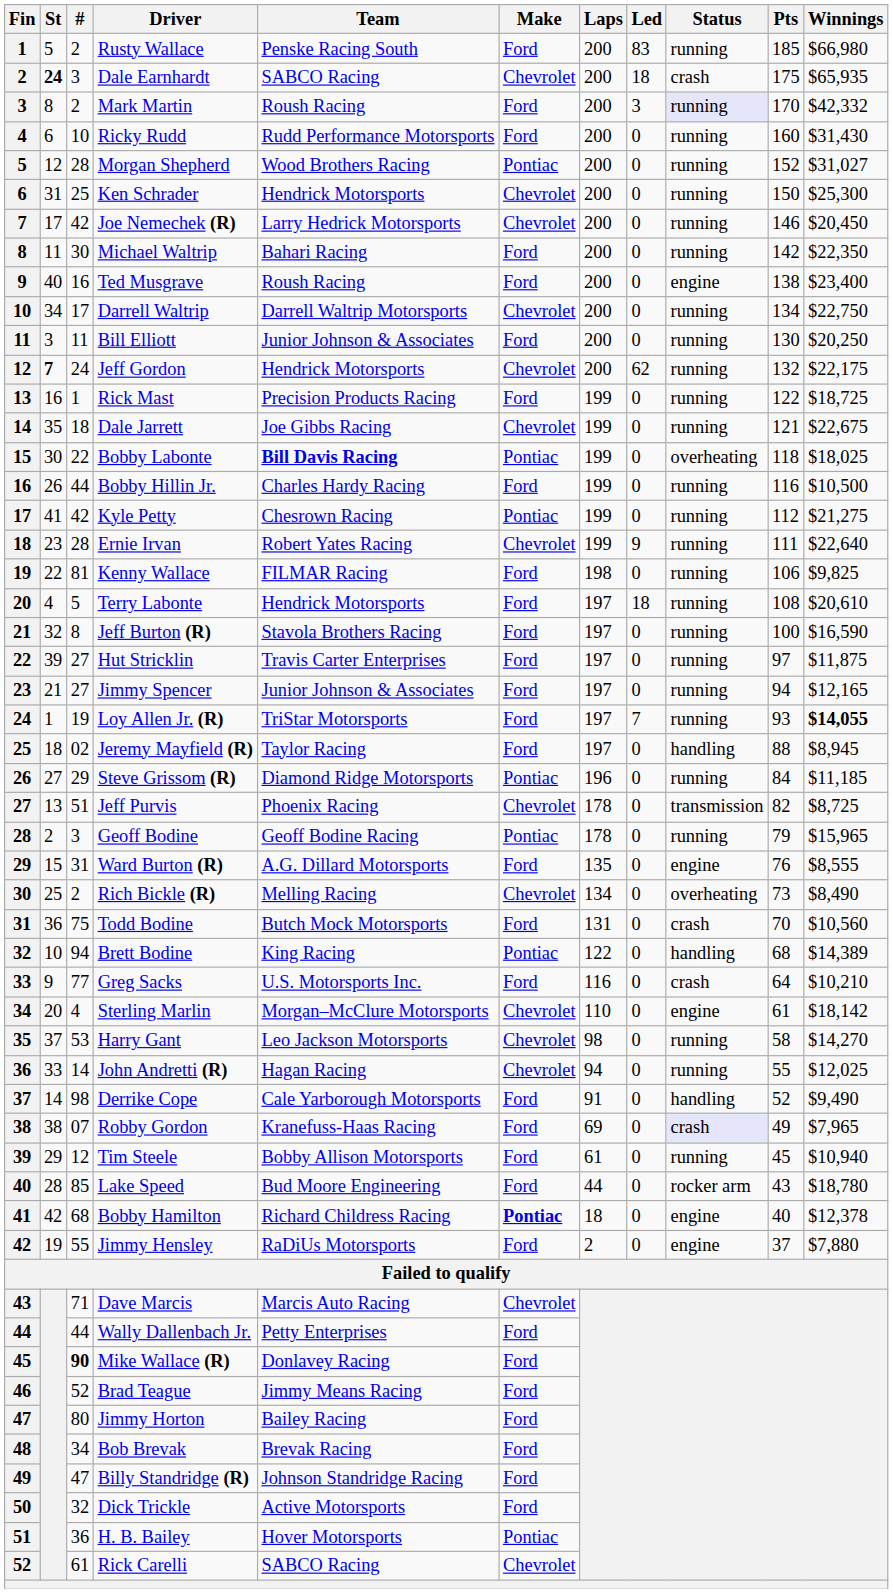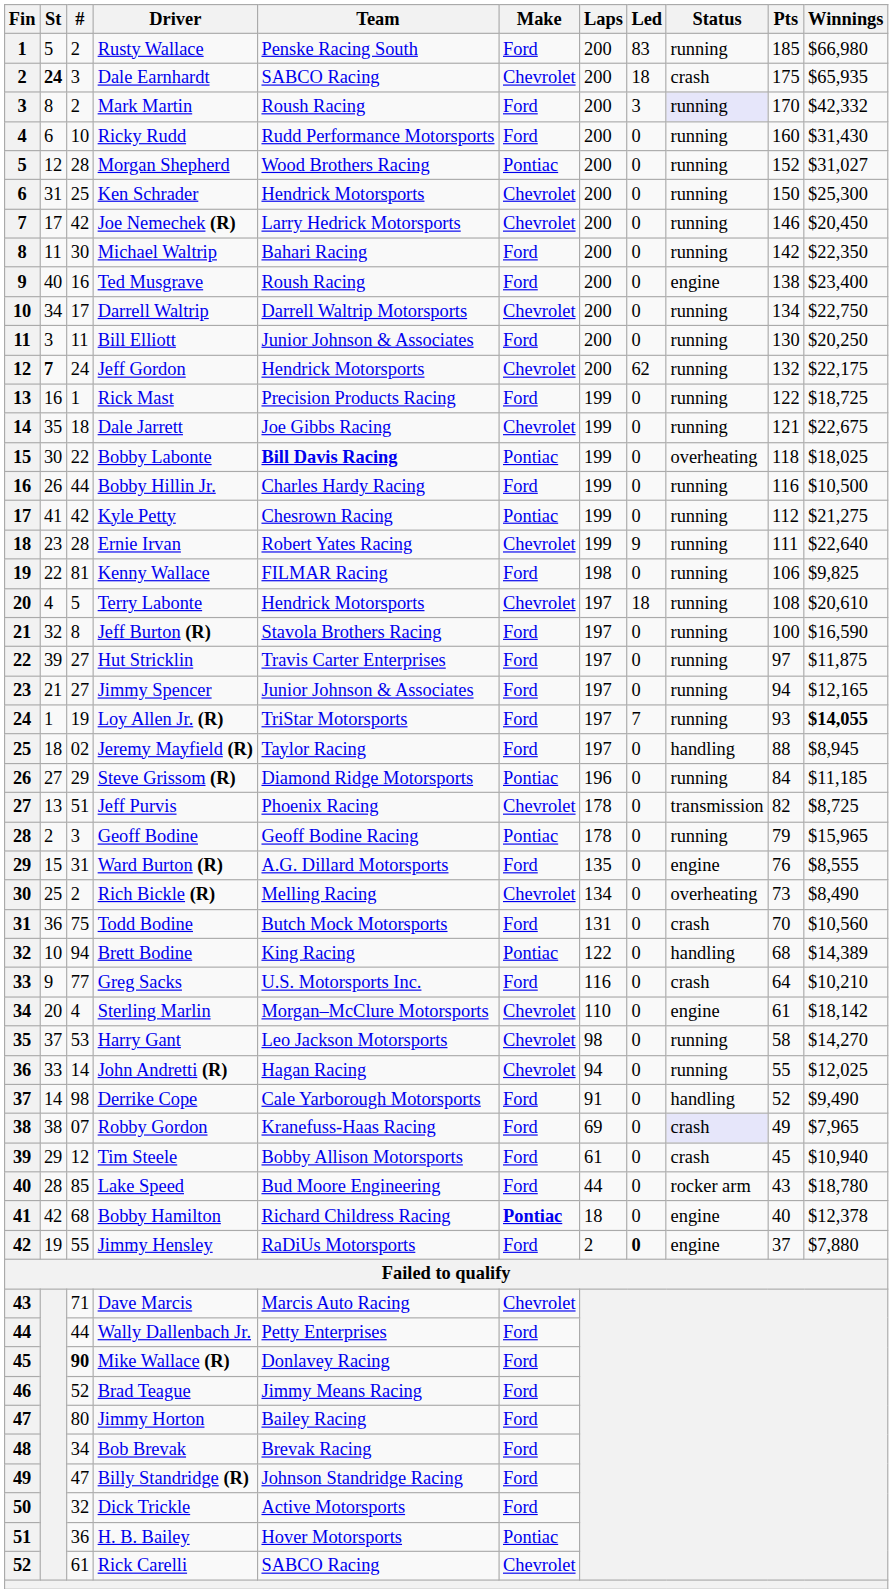(520, 602) Ford -> (539, 602) Chevrolet
(699, 1157) running -> (690, 1157) crash
(636, 1244) normal -> (636, 1244) bold
